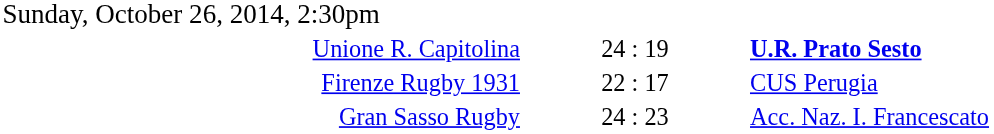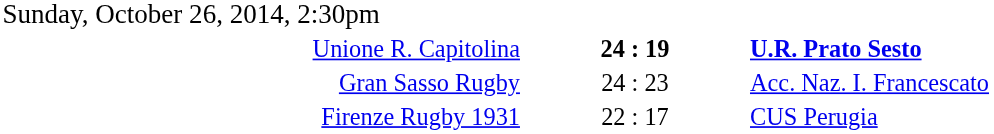(635, 48) normal -> (635, 48) bold
rows swapped: (429, 116) <-> (421, 82)
